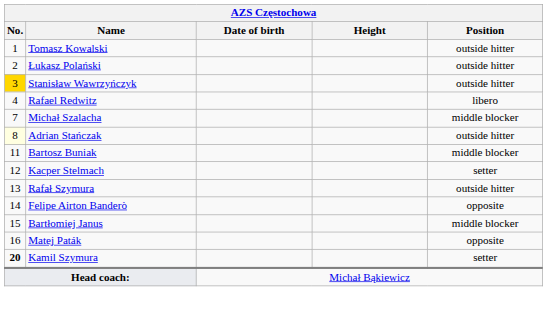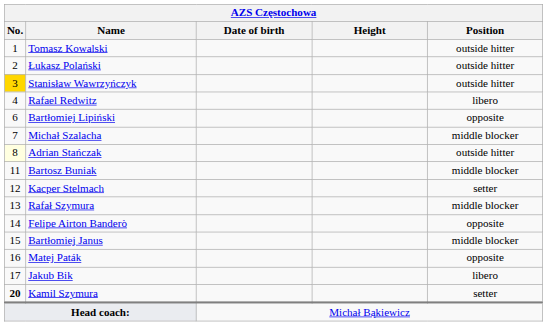+ row: (72, 118)
(485, 188) outside hitter -> (485, 205) middle blocker
+ row: (50, 275)
